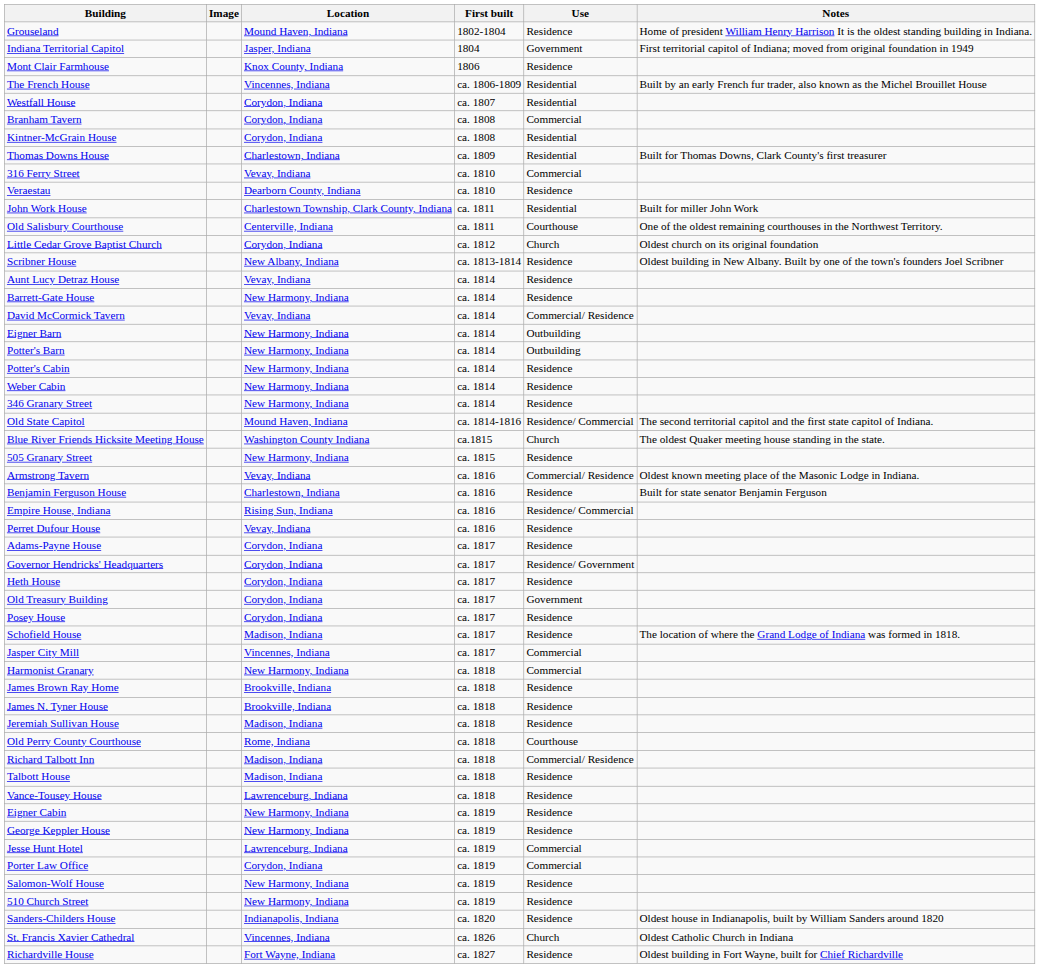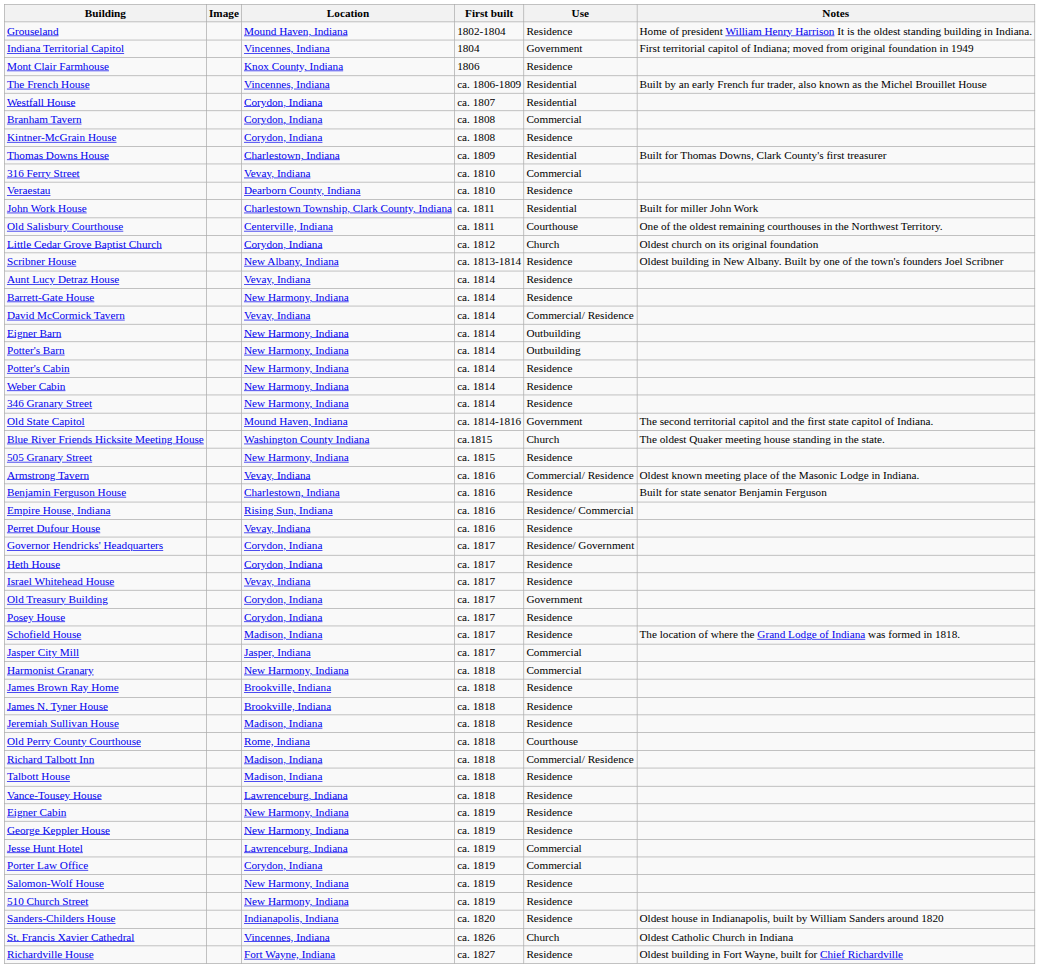(277, 48) Jasper, Indiana -> (287, 48) Vincennes, Indiana
(552, 137) Residential -> (549, 137) Residence
(580, 421) Residence/ Commercial -> (554, 421) Government
- row: (54, 546)
+ row: (61, 581)
(287, 652) Vincennes, Indiana -> (277, 652) Jasper, Indiana
